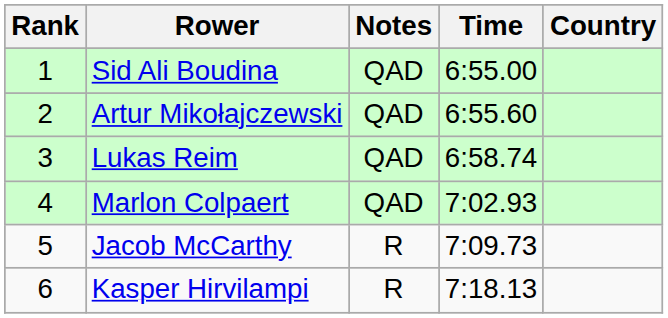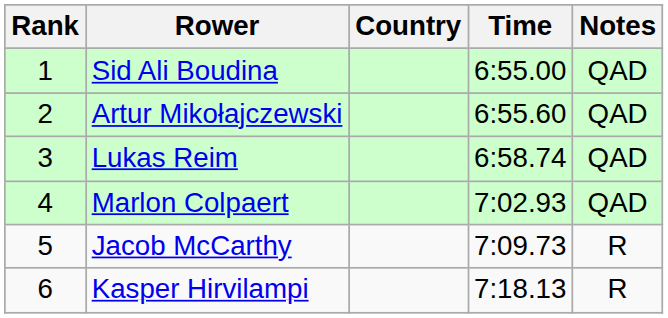columns swapped: (603, 26) <-> (394, 26)
